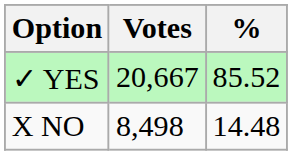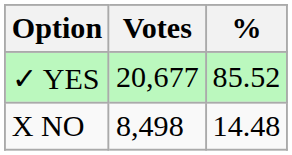(157, 76) 20,667 -> (157, 76) 20,677
